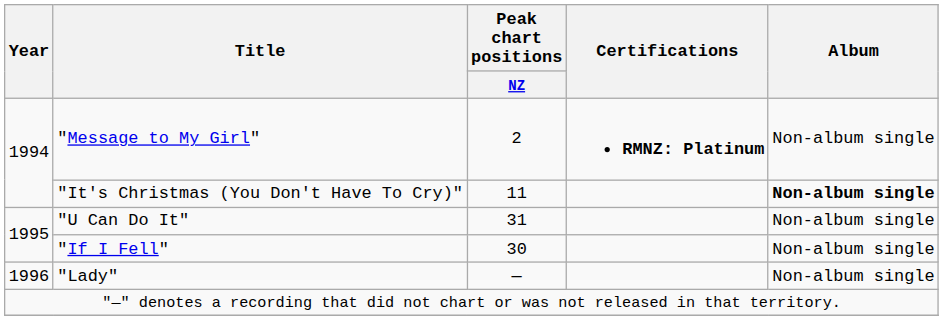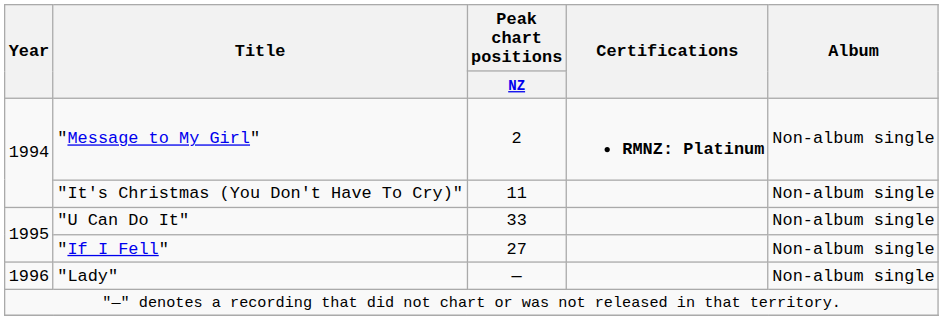(853, 193) bold -> (853, 193) normal
(517, 221) 31 -> (517, 221) 33
(517, 248) 30 -> (517, 248) 27
